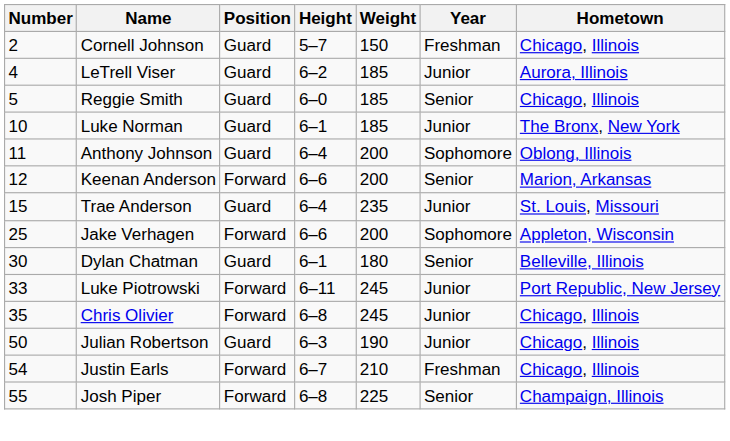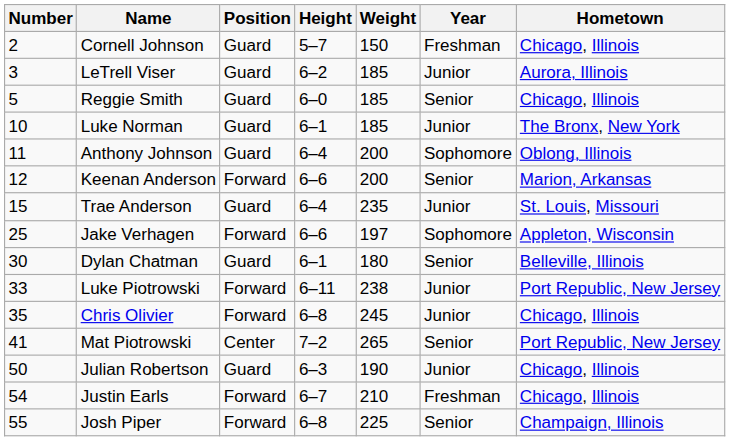(13, 72) 4 -> (13, 72) 3
(374, 234) 200 -> (374, 234) 197
(374, 288) 245 -> (374, 288) 238
+ row: (136, 342)
